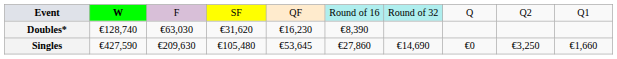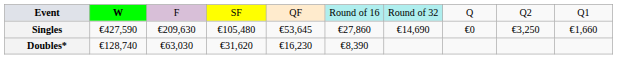rows swapped: (47, 46) <-> (47, 29)
